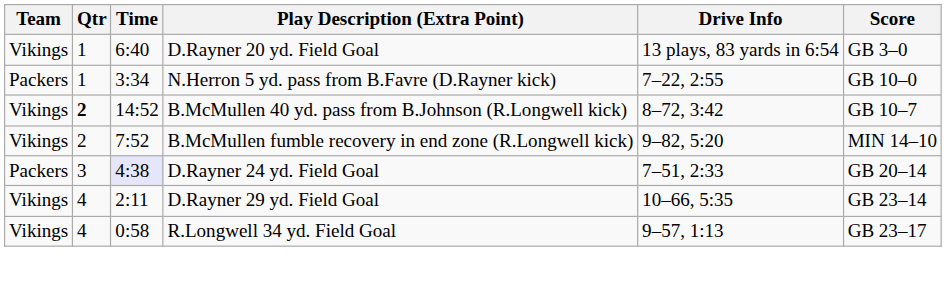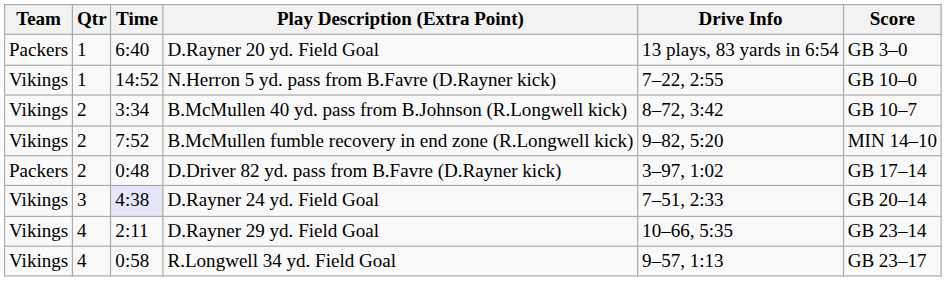(39, 49) Vikings -> (39, 49) Packers
(39, 79) Packers -> (39, 79) Vikings
(132, 79) 3:34 -> (137, 79) 14:52
(82, 110) bold -> (82, 110) normal
(137, 110) 14:52 -> (132, 110) 3:34
+ row: (364, 170)
(39, 170) Packers -> (39, 200) Vikings
